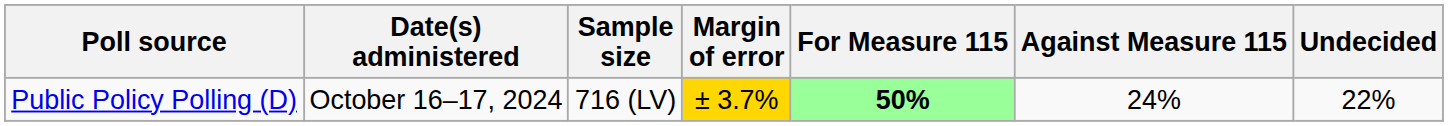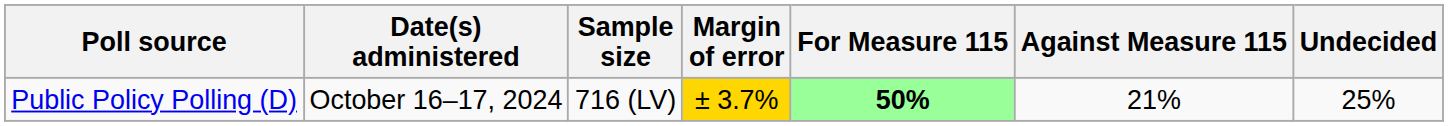(1154, 99) 24% -> (1154, 99) 21%
(1368, 99) 22% -> (1368, 99) 25%
